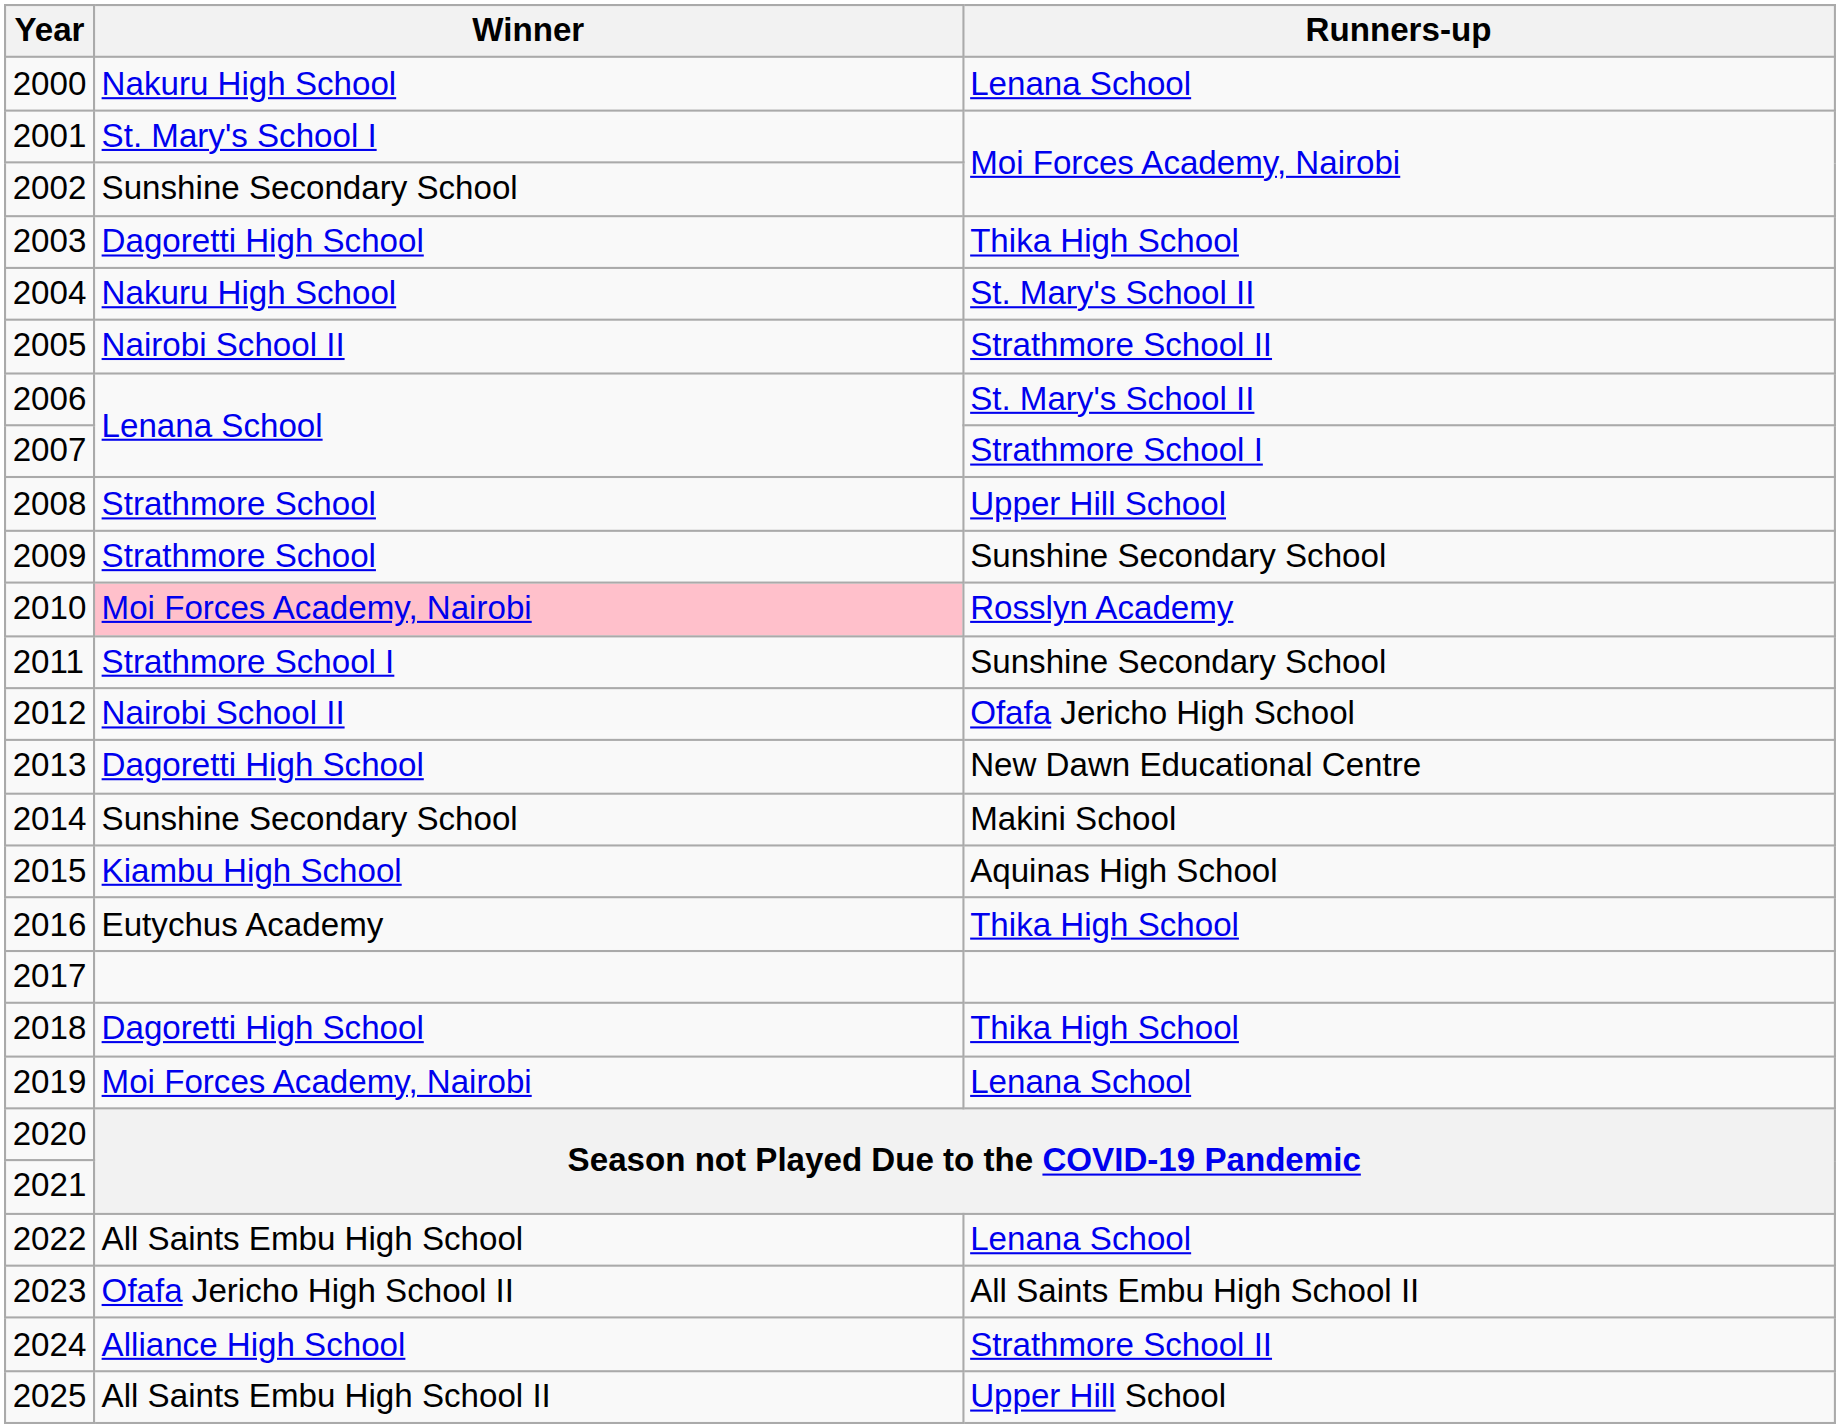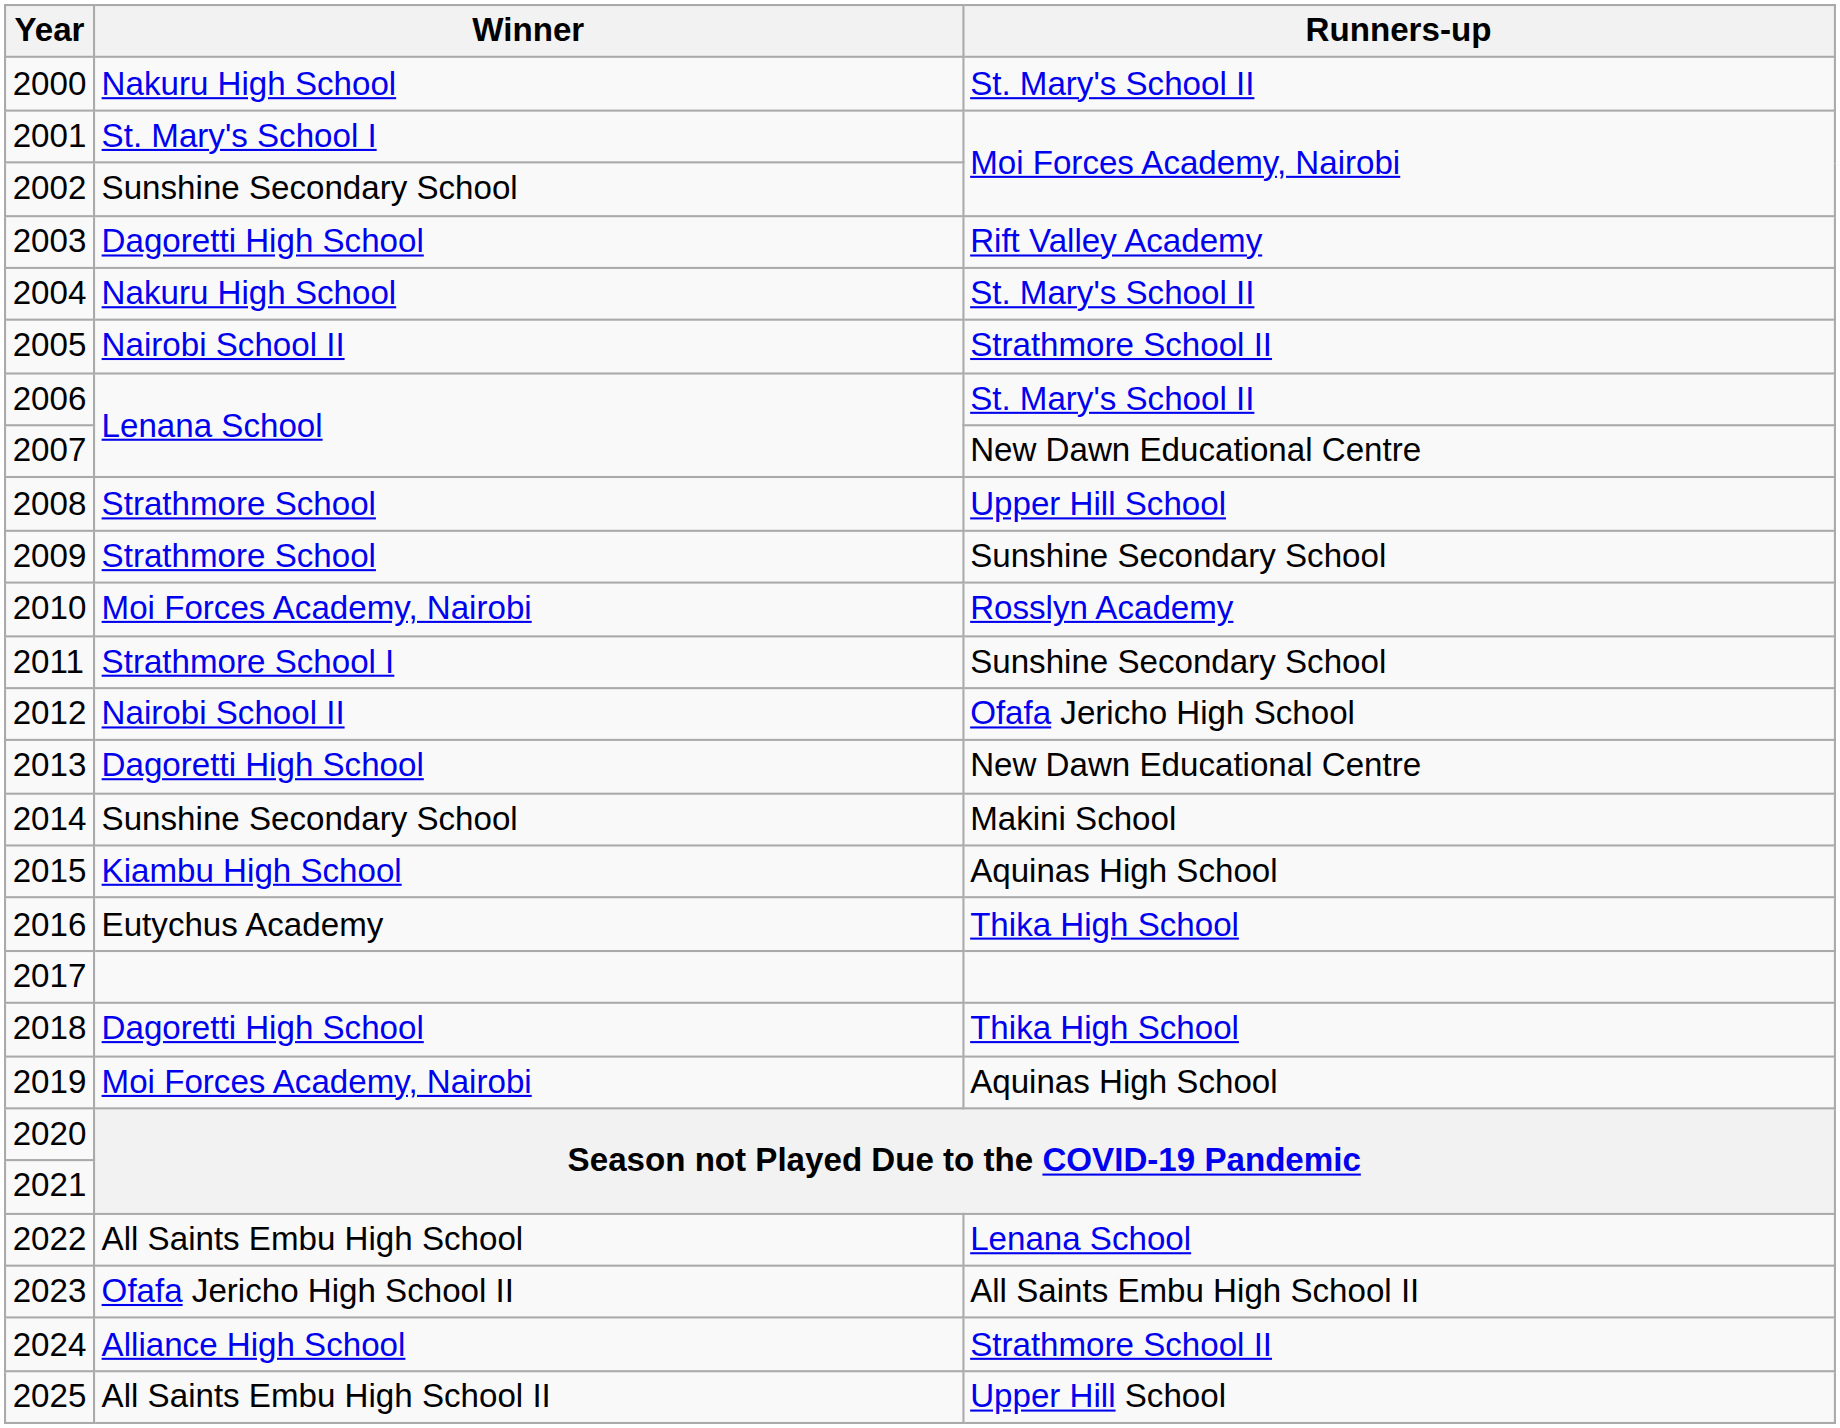(1081, 83) Lenana School -> (1112, 83) St. Mary's School II
(1105, 240) Thika High School -> (1116, 240) Rift Valley Academy
(1116, 450) Strathmore School I -> (1196, 450) New Dawn Educational Centre
(317, 608) pink background -> (317, 608) no background
(1081, 1081) Lenana School -> (1124, 1081) Aquinas High School
